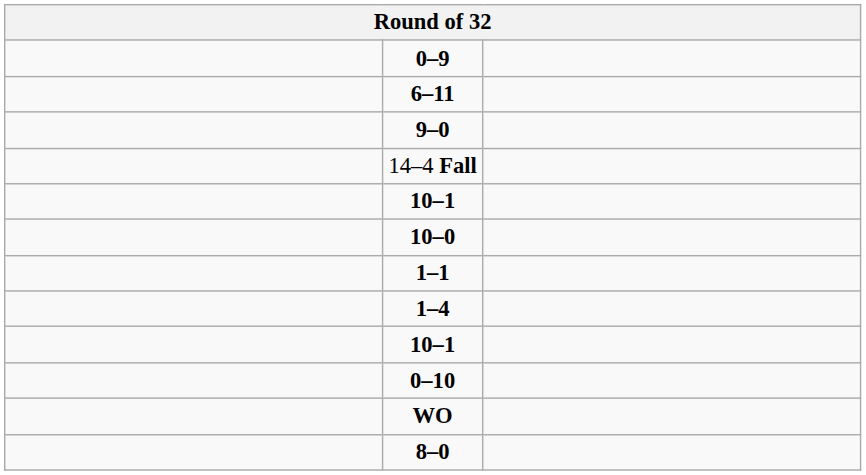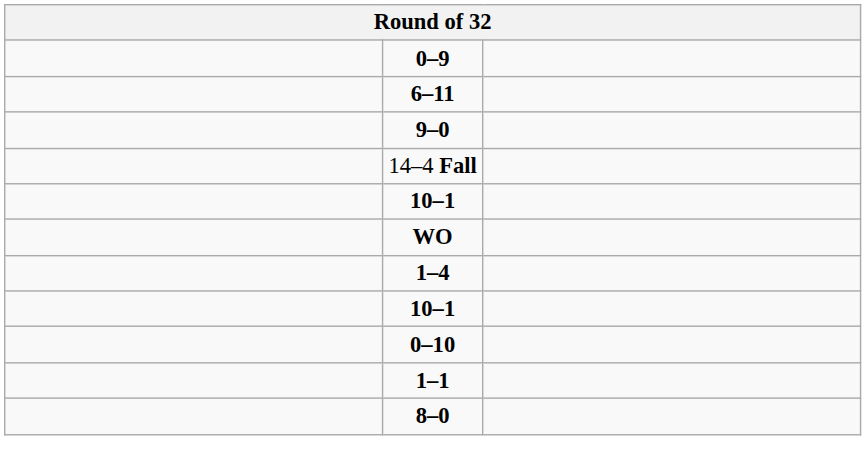- row: (194, 237)
rows swapped: (194, 416) <-> (194, 273)
